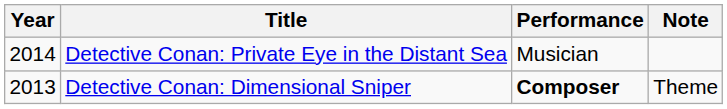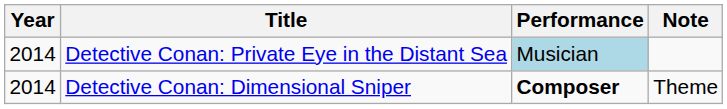(558, 53) no background -> (558, 53) lightblue background
(33, 86) 2013 -> (33, 86) 2014
